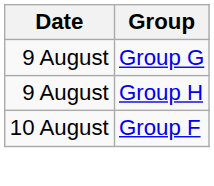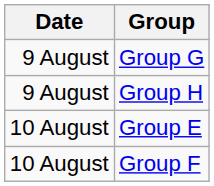+ row: (160, 127)
